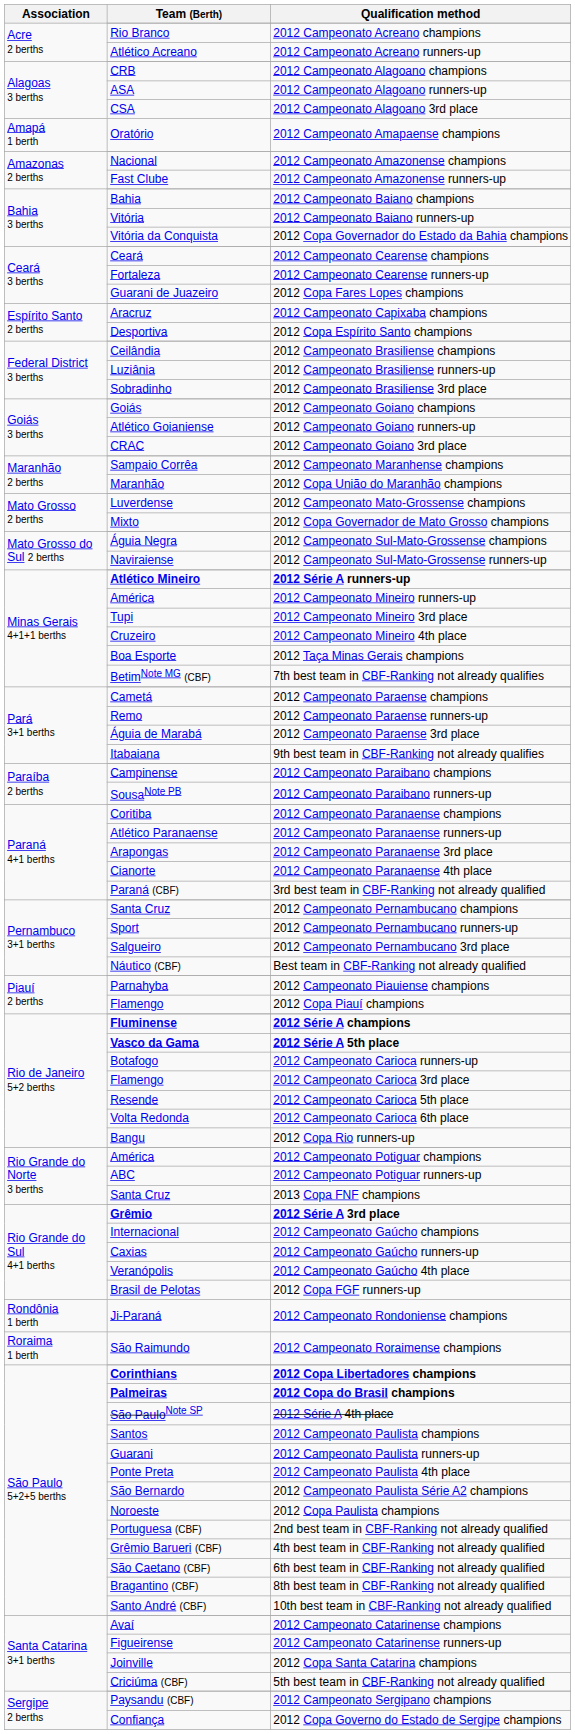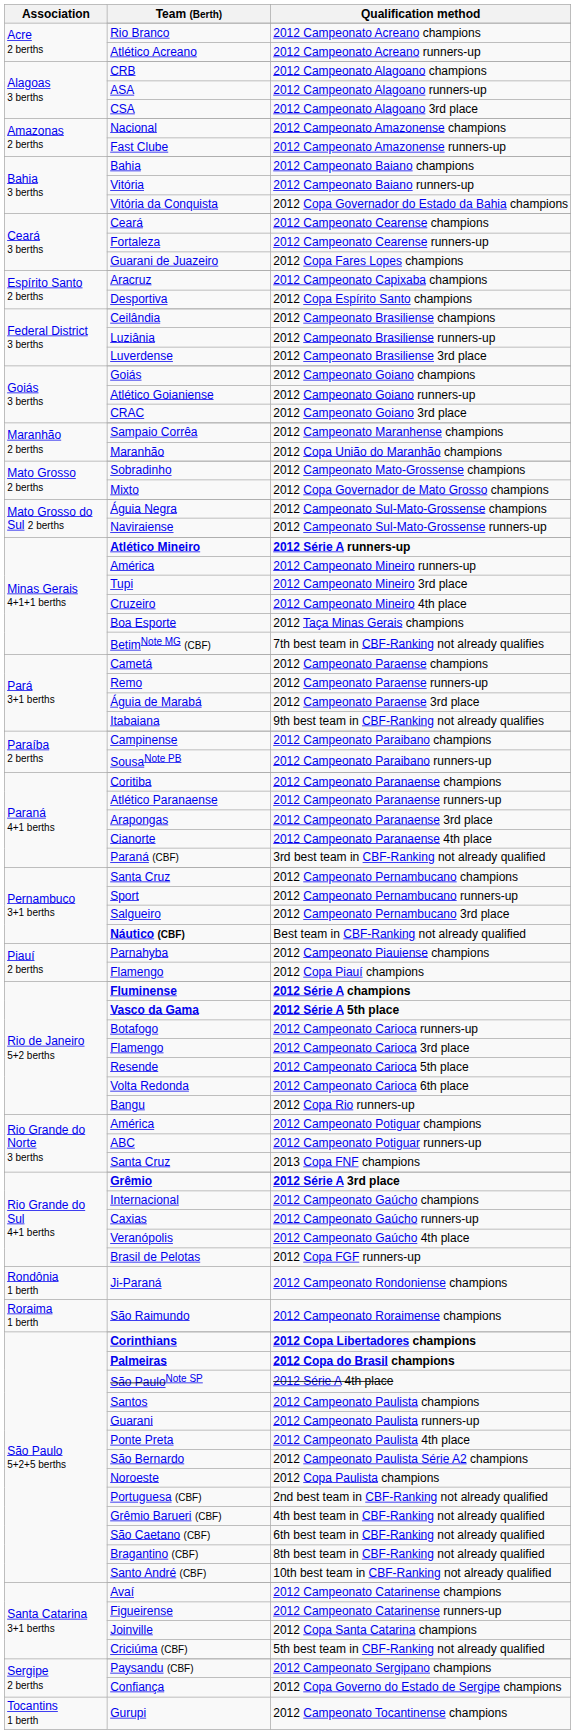- row: (26, 134)
(141, 389) Sobradinho -> (142, 356) Luverdense
(142, 503) Luverdense -> (141, 470) Sobradinho
(146, 966) normal -> (147, 934) bold
+ row: (32, 1713)
